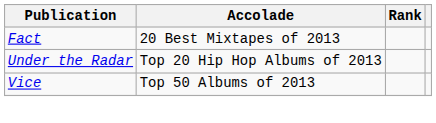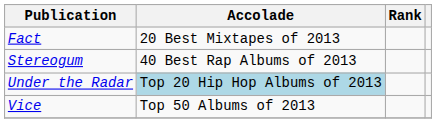+ row: (45, 61)
(261, 61) no background -> (261, 84) lightblue background
